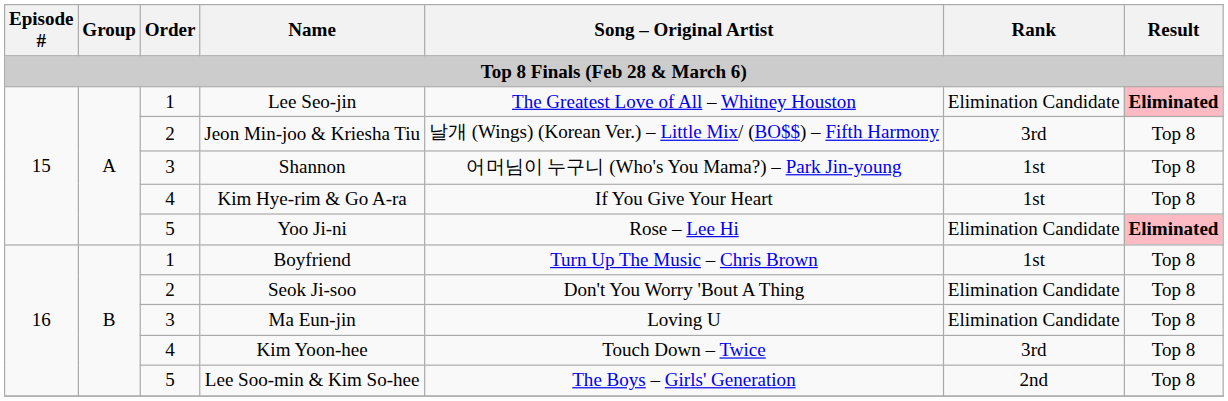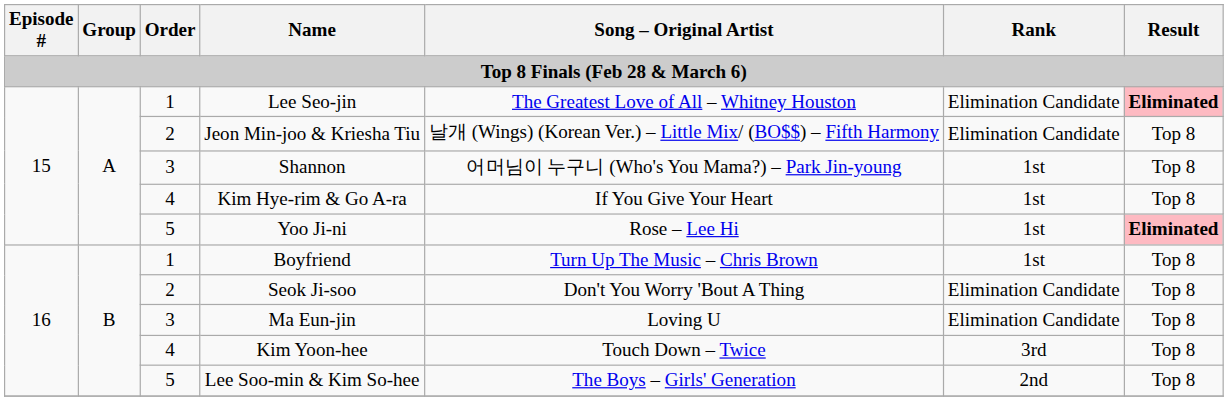(1034, 133) 3rd -> (1034, 133) Elimination Candidate
(1034, 229) Elimination Candidate -> (1034, 229) 1st
